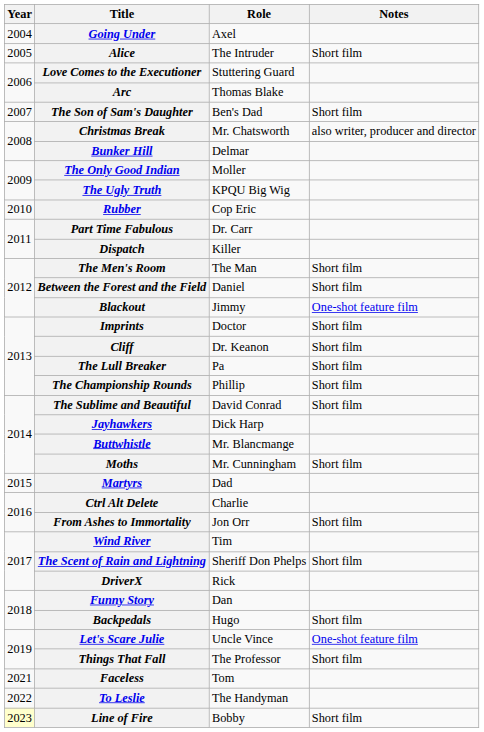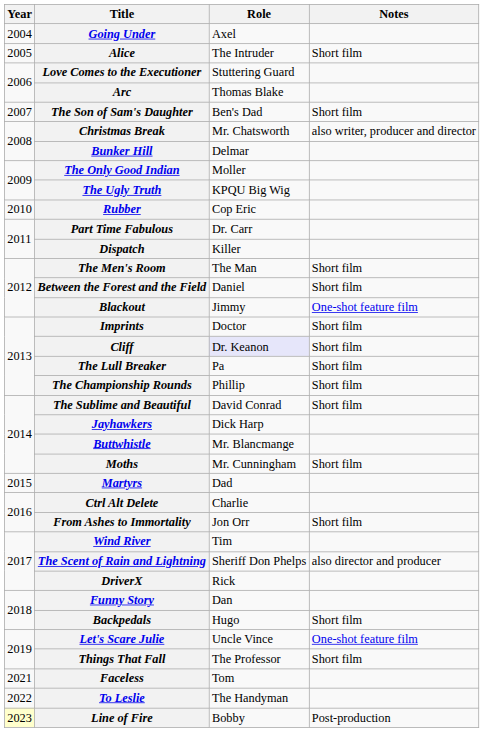(240, 346) no background -> (240, 346) lavender background
(337, 561) Short film -> (376, 561) also director and producer
(337, 717) Short film -> (351, 717) Post-production
